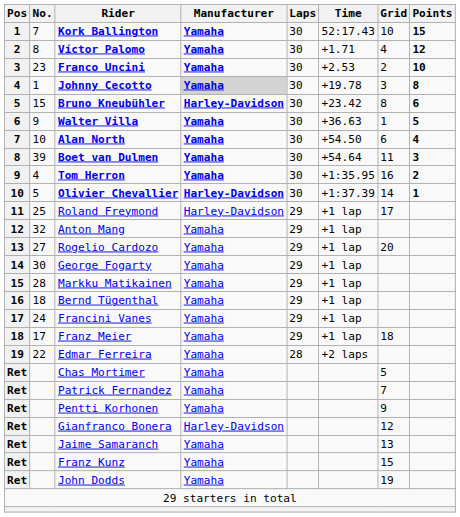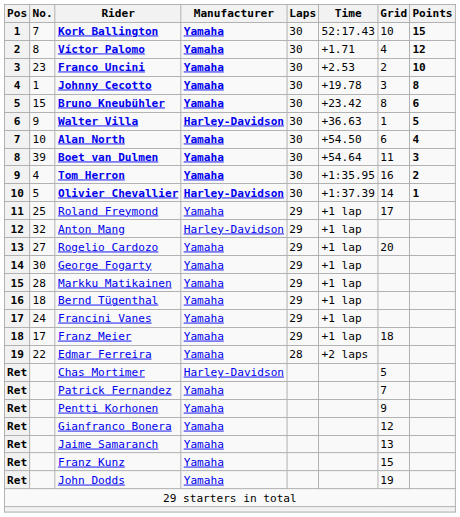(204, 86) lightgrey background -> (204, 86) no background
(234, 103) Harley-Davidson -> (204, 103) Yamaha
(204, 121) Yamaha -> (234, 121) Harley-Davidson
(234, 211) Harley-Davidson -> (204, 211) Yamaha
(204, 229) Yamaha -> (234, 229) Harley-Davidson
(204, 373) Yamaha -> (234, 373) Harley-Davidson
(234, 426) Harley-Davidson -> (204, 426) Yamaha
